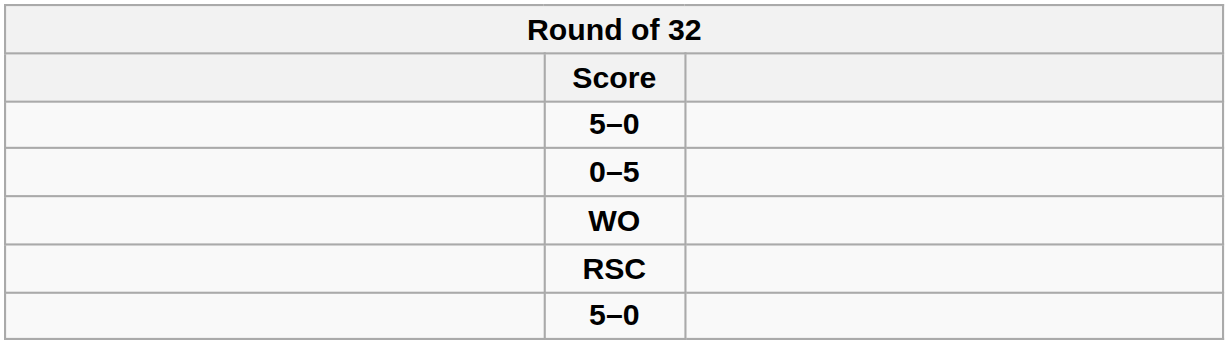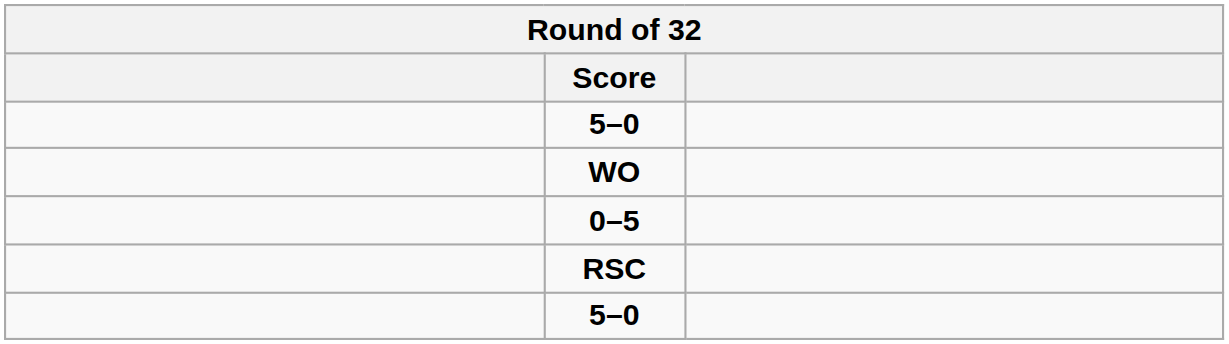rows swapped: (275, 173) <-> (275, 220)
